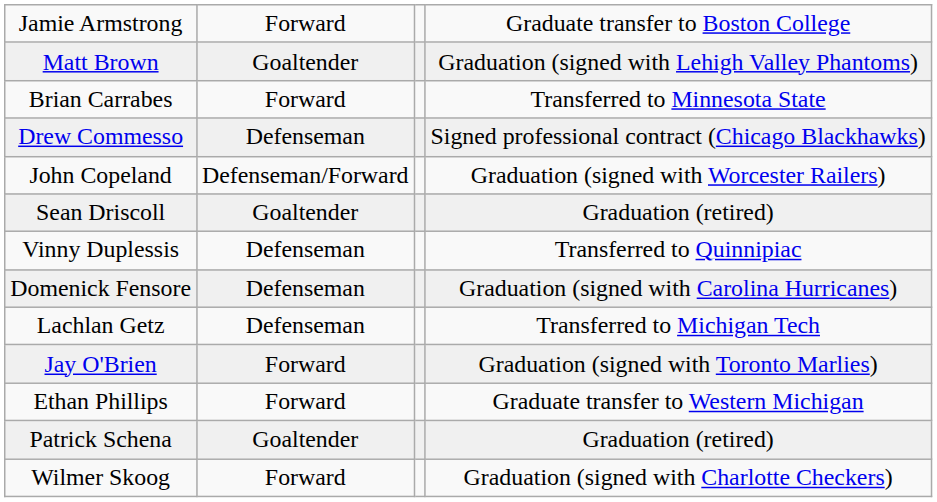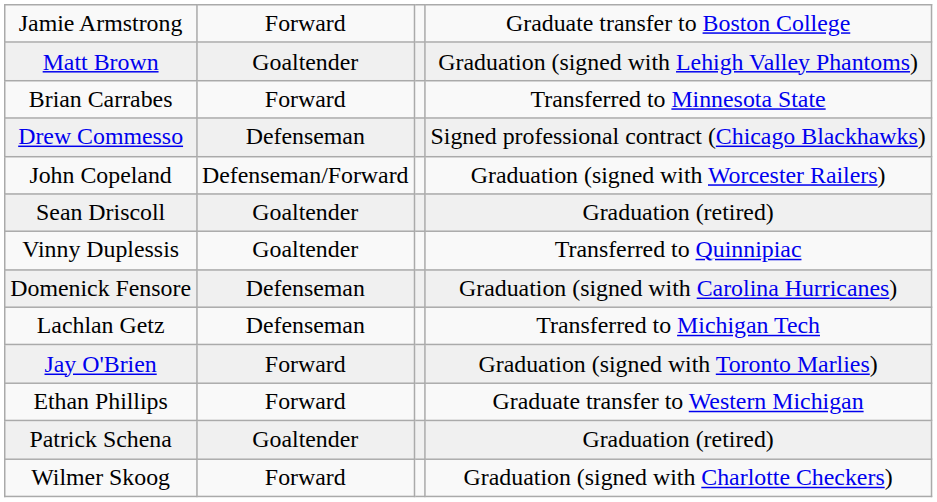(305, 250) Defenseman -> (305, 250) Goaltender
